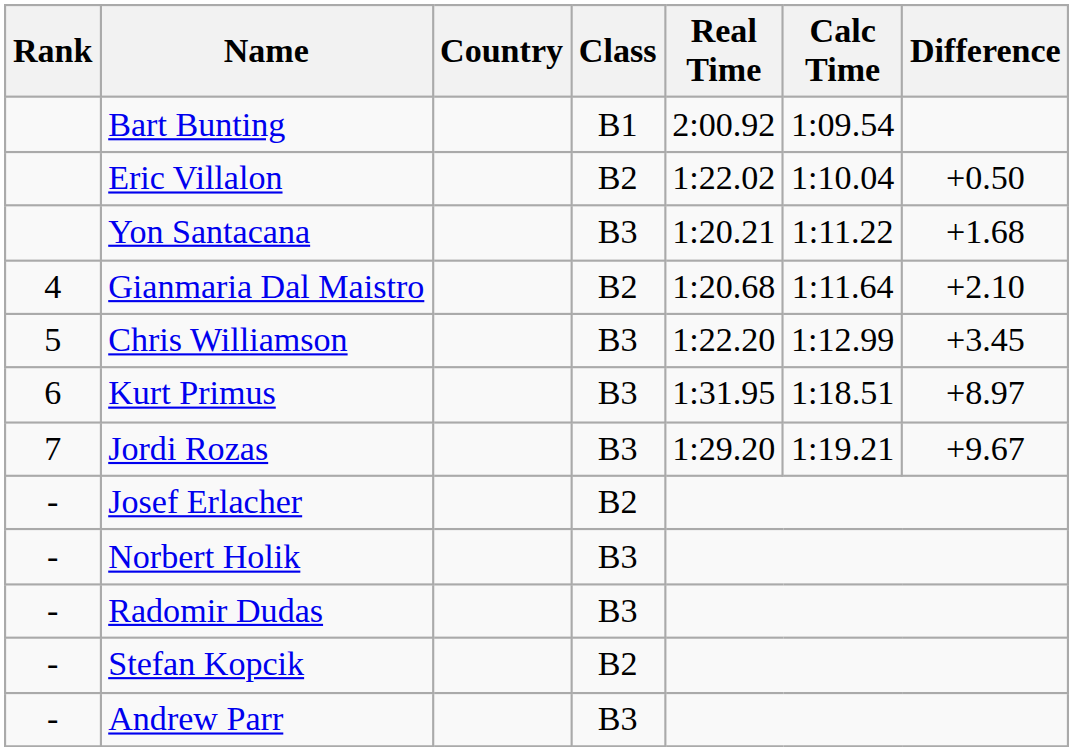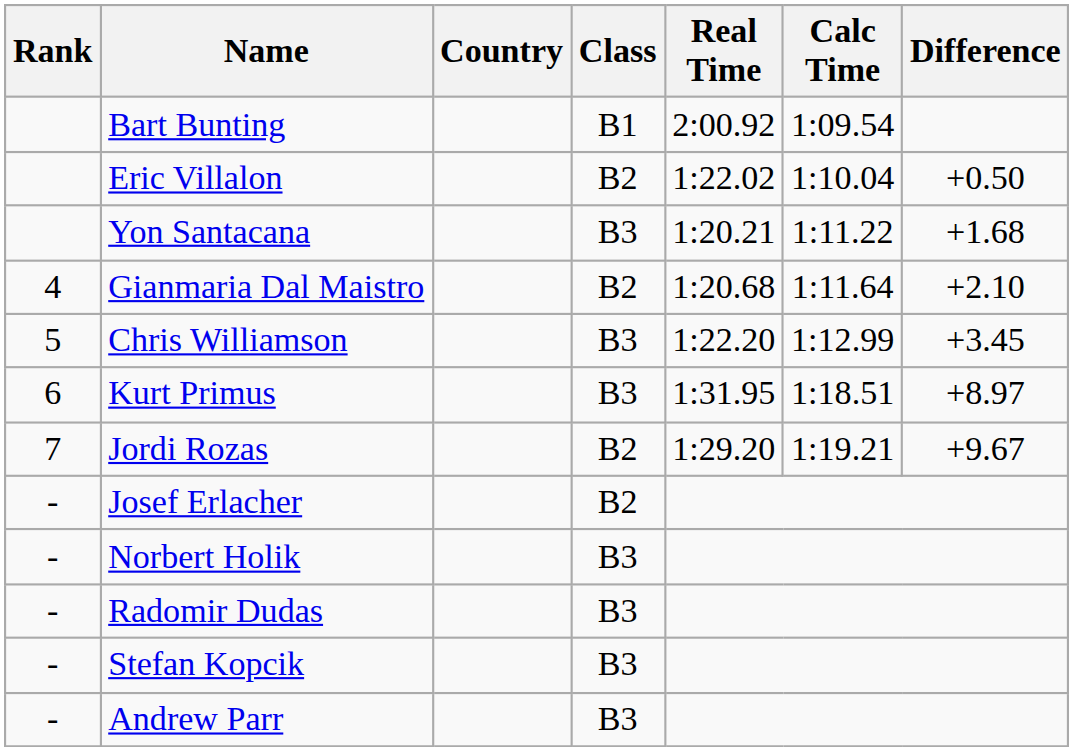(618, 448) B3 -> (618, 448) B2
(618, 664) B2 -> (618, 664) B3
